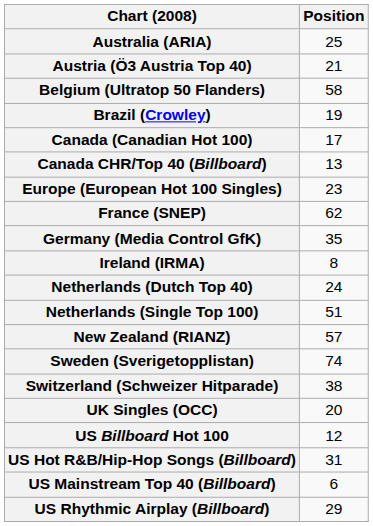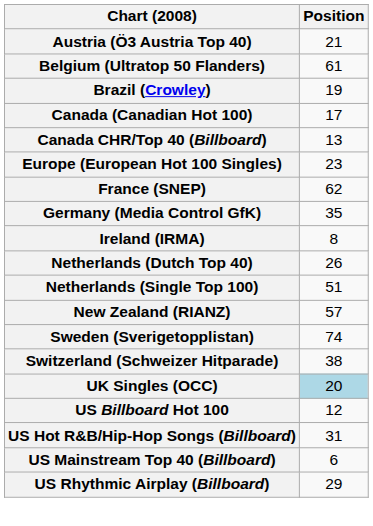- row: (152, 41)
(334, 90) 58 -> (334, 66) 61
(334, 287) 24 -> (334, 262) 26
(334, 410) no background -> (334, 386) lightblue background
